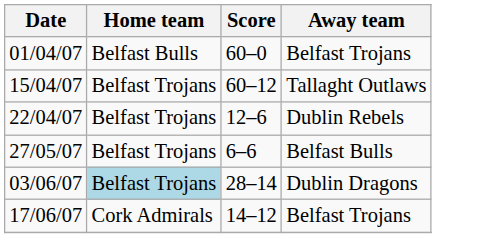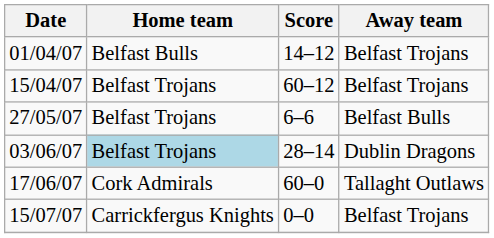(246, 53) 60–0 -> (309, 53) 14–12
(356, 85) Tallaght Outlaws -> (406, 85) Belfast Trojans
- row: (46, 118)
(251, 215) 14–12 -> (304, 183) 60–0
(349, 215) Belfast Trojans -> (414, 183) Tallaght Outlaws
+ row: (46, 215)
